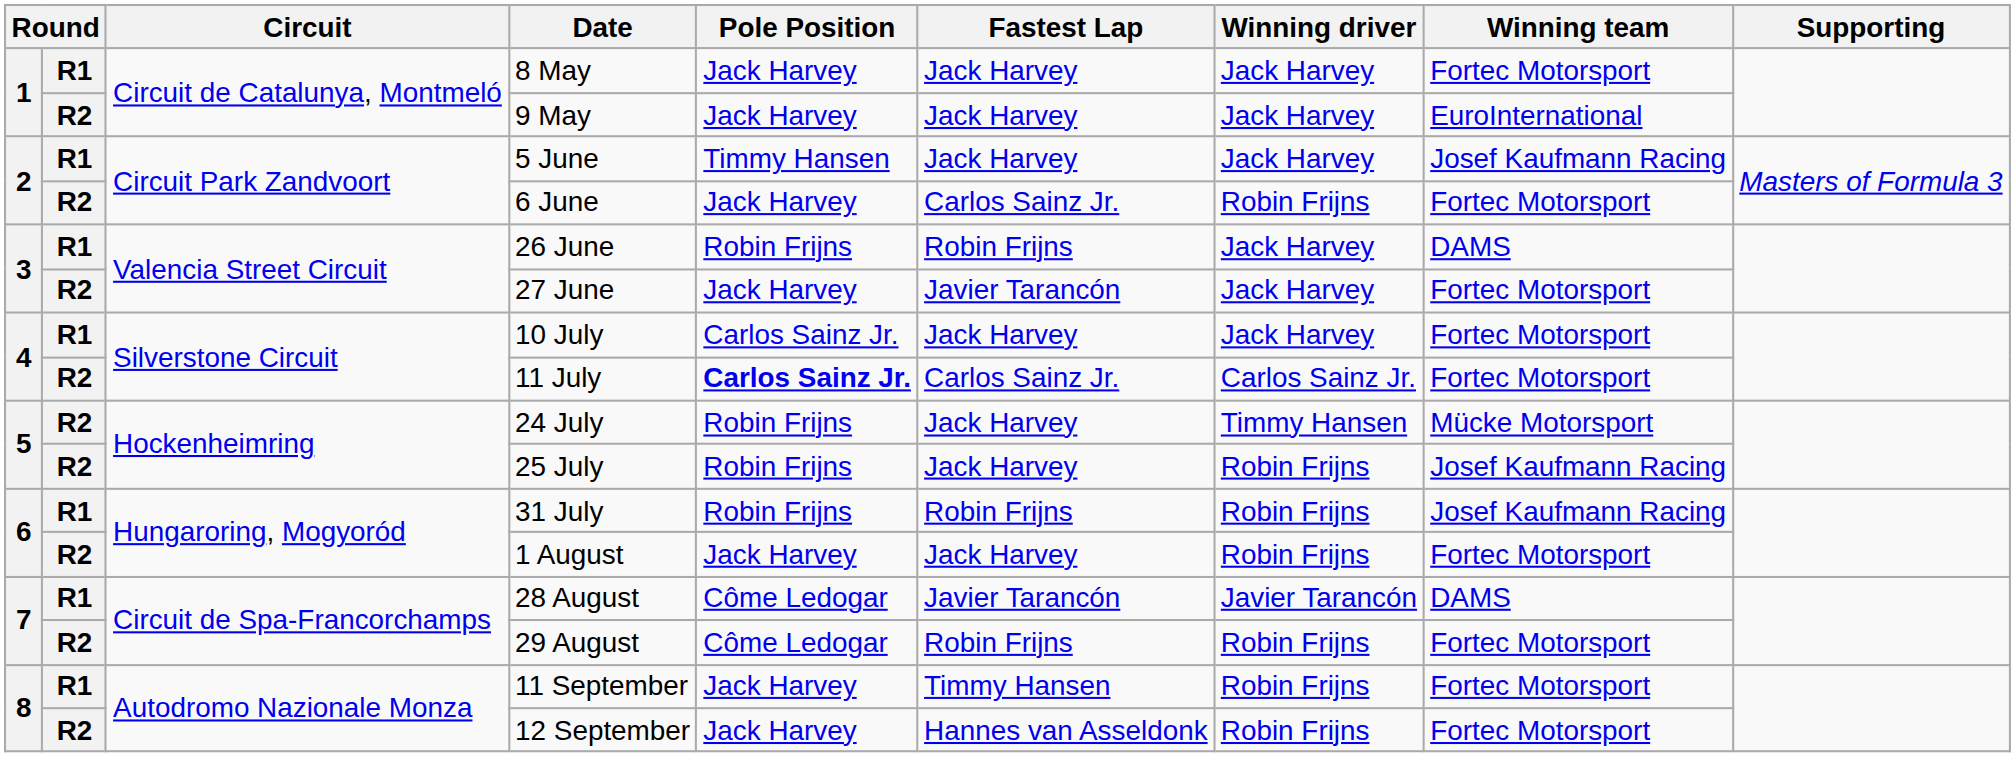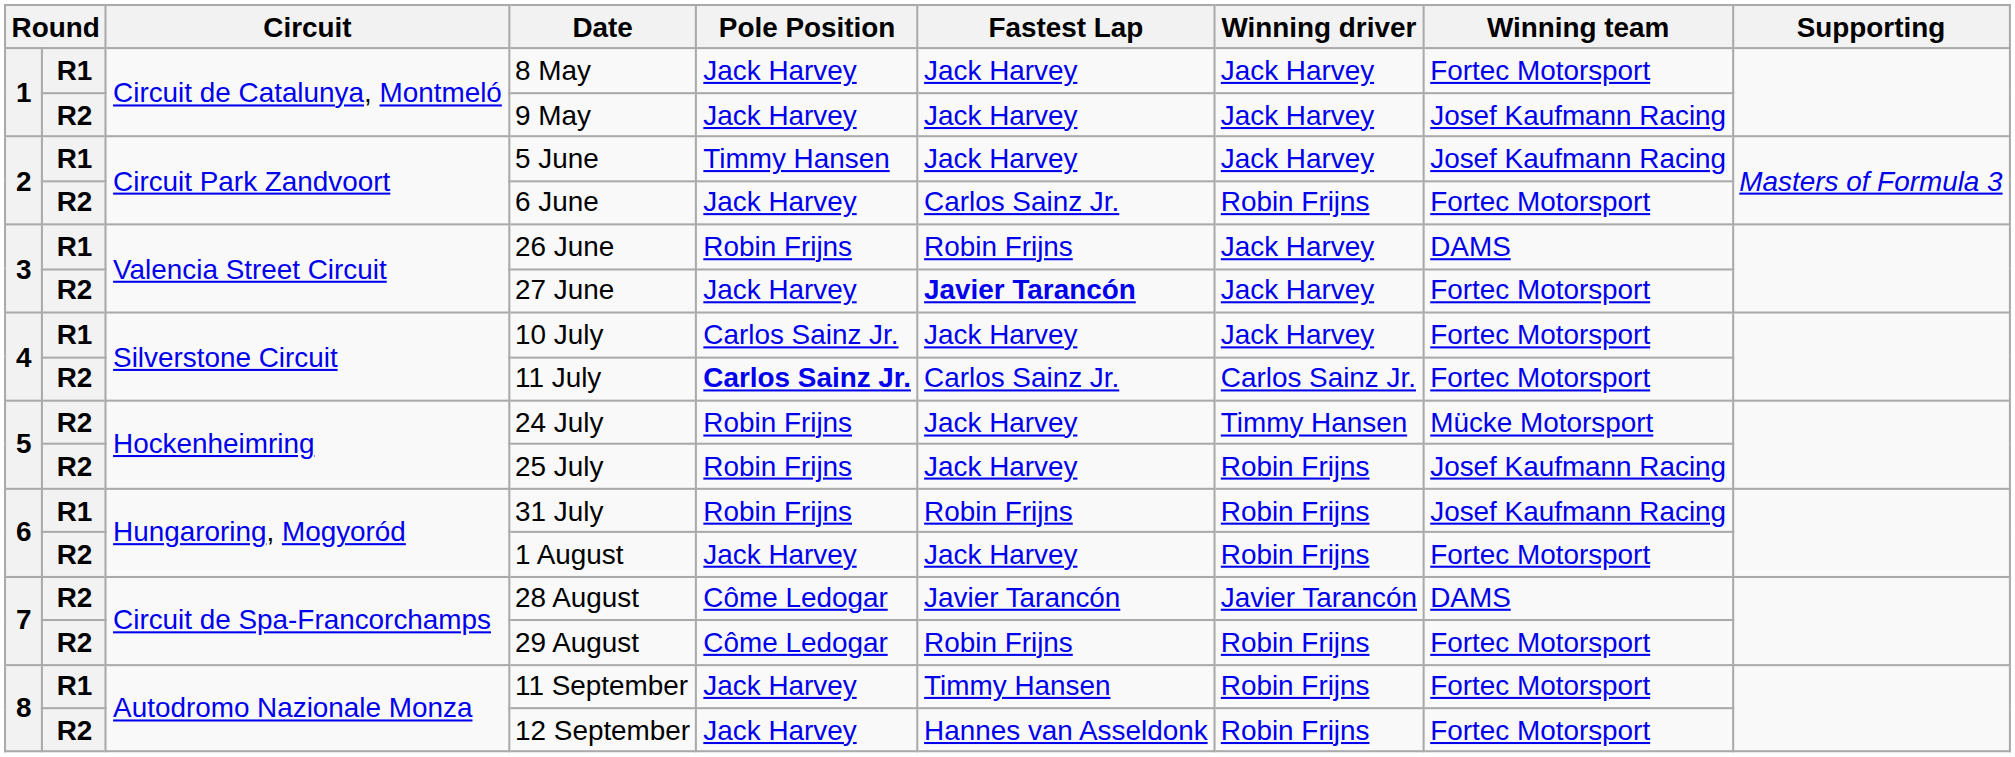(1536, 114) EuroInternational -> (1578, 114) Josef Kaufmann Racing
(1022, 290) normal -> (1030, 290) bold
(75, 598) R1 -> (75, 598) R2
